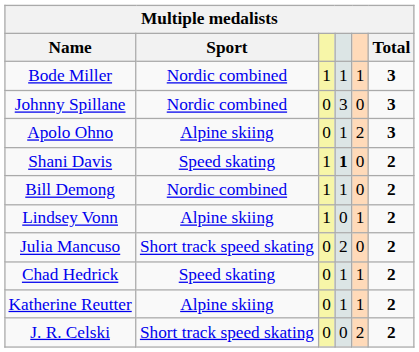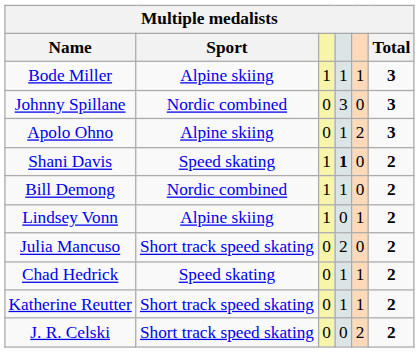(227, 76) Nordic combined -> (227, 76) Alpine skiing
(227, 303) Alpine skiing -> (227, 303) Short track speed skating
